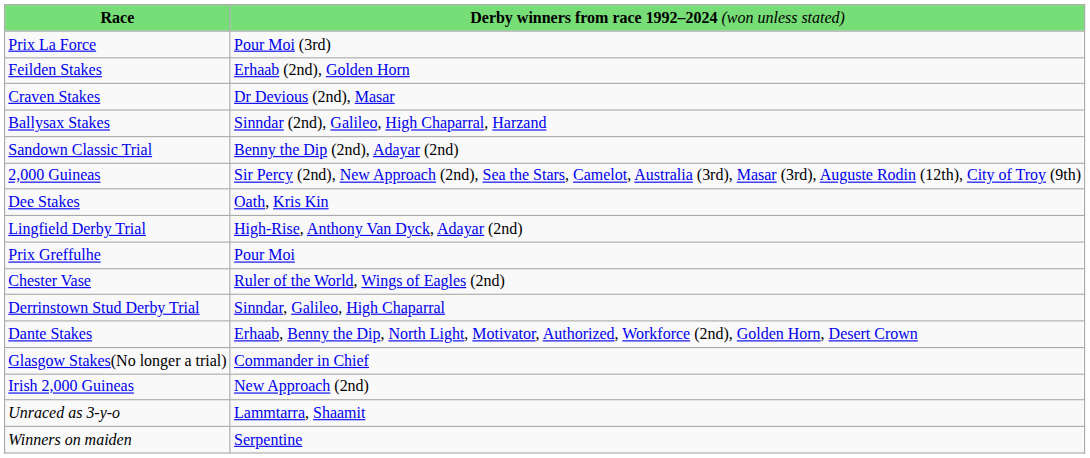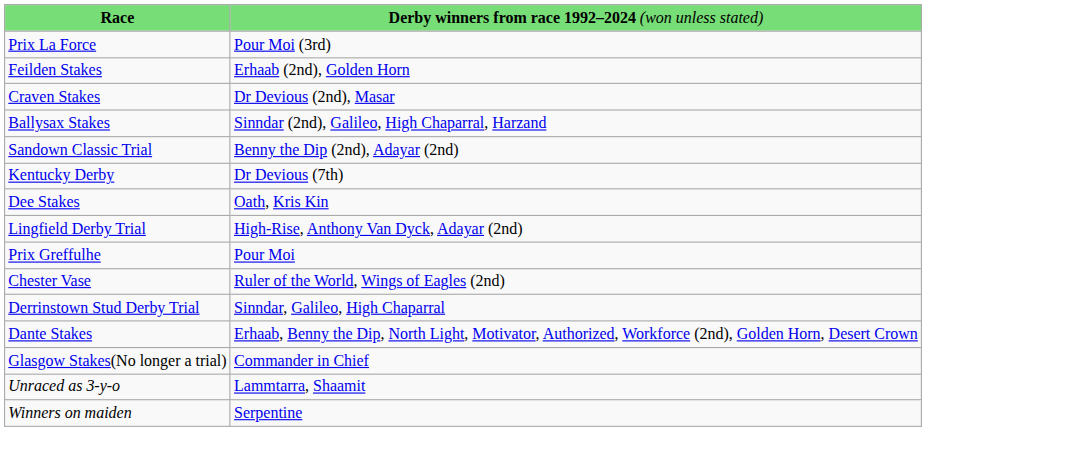- row: (54, 176)
+ row: (61, 176)
- row: (71, 387)
